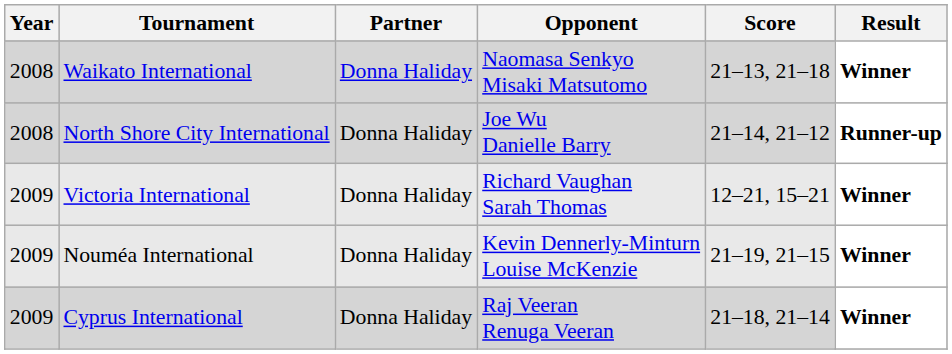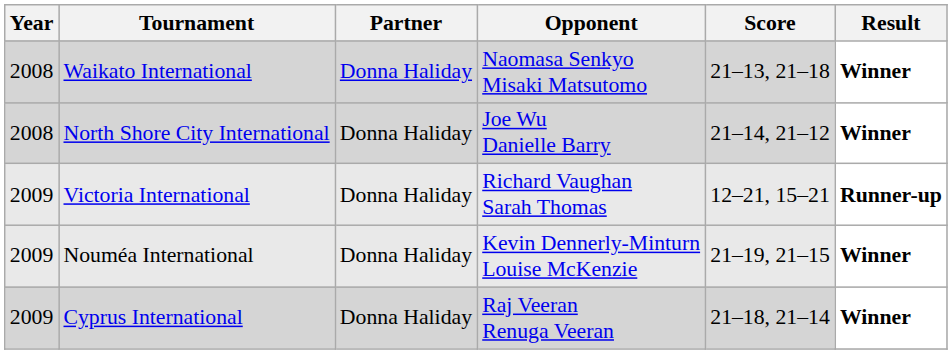(891, 133) Runner-up -> (875, 133) Winner
(875, 194) Winner -> (891, 194) Runner-up
